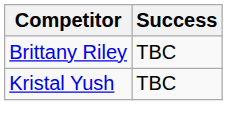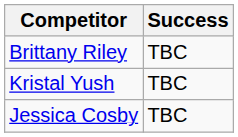+ row: (74, 115)
